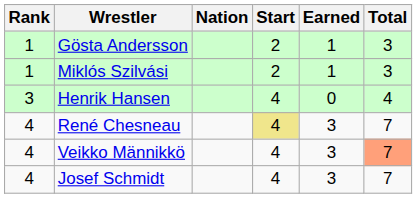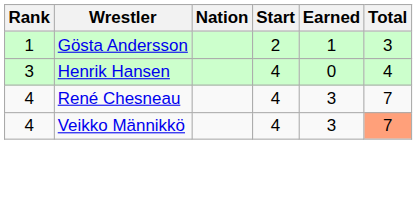- row: (113, 71)
(276, 125) khaki background -> (276, 98) no background
- row: (111, 179)
